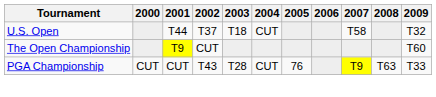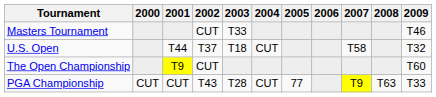+ row: (57, 31)
(297, 66) 76 -> (297, 84) 77
